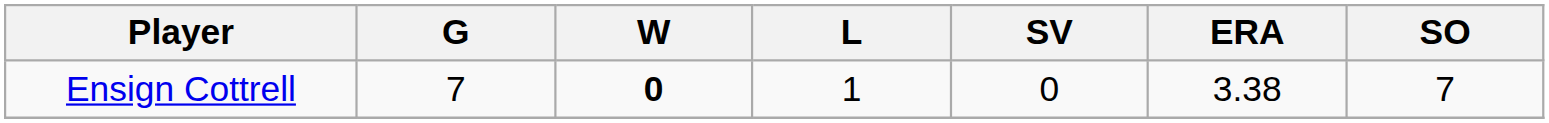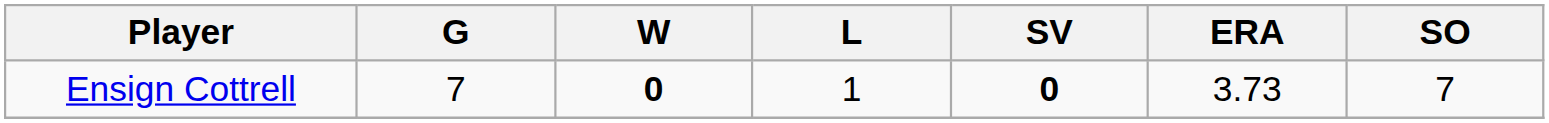(1049, 88) normal -> (1049, 88) bold
(1247, 88) 3.38 -> (1247, 88) 3.73
